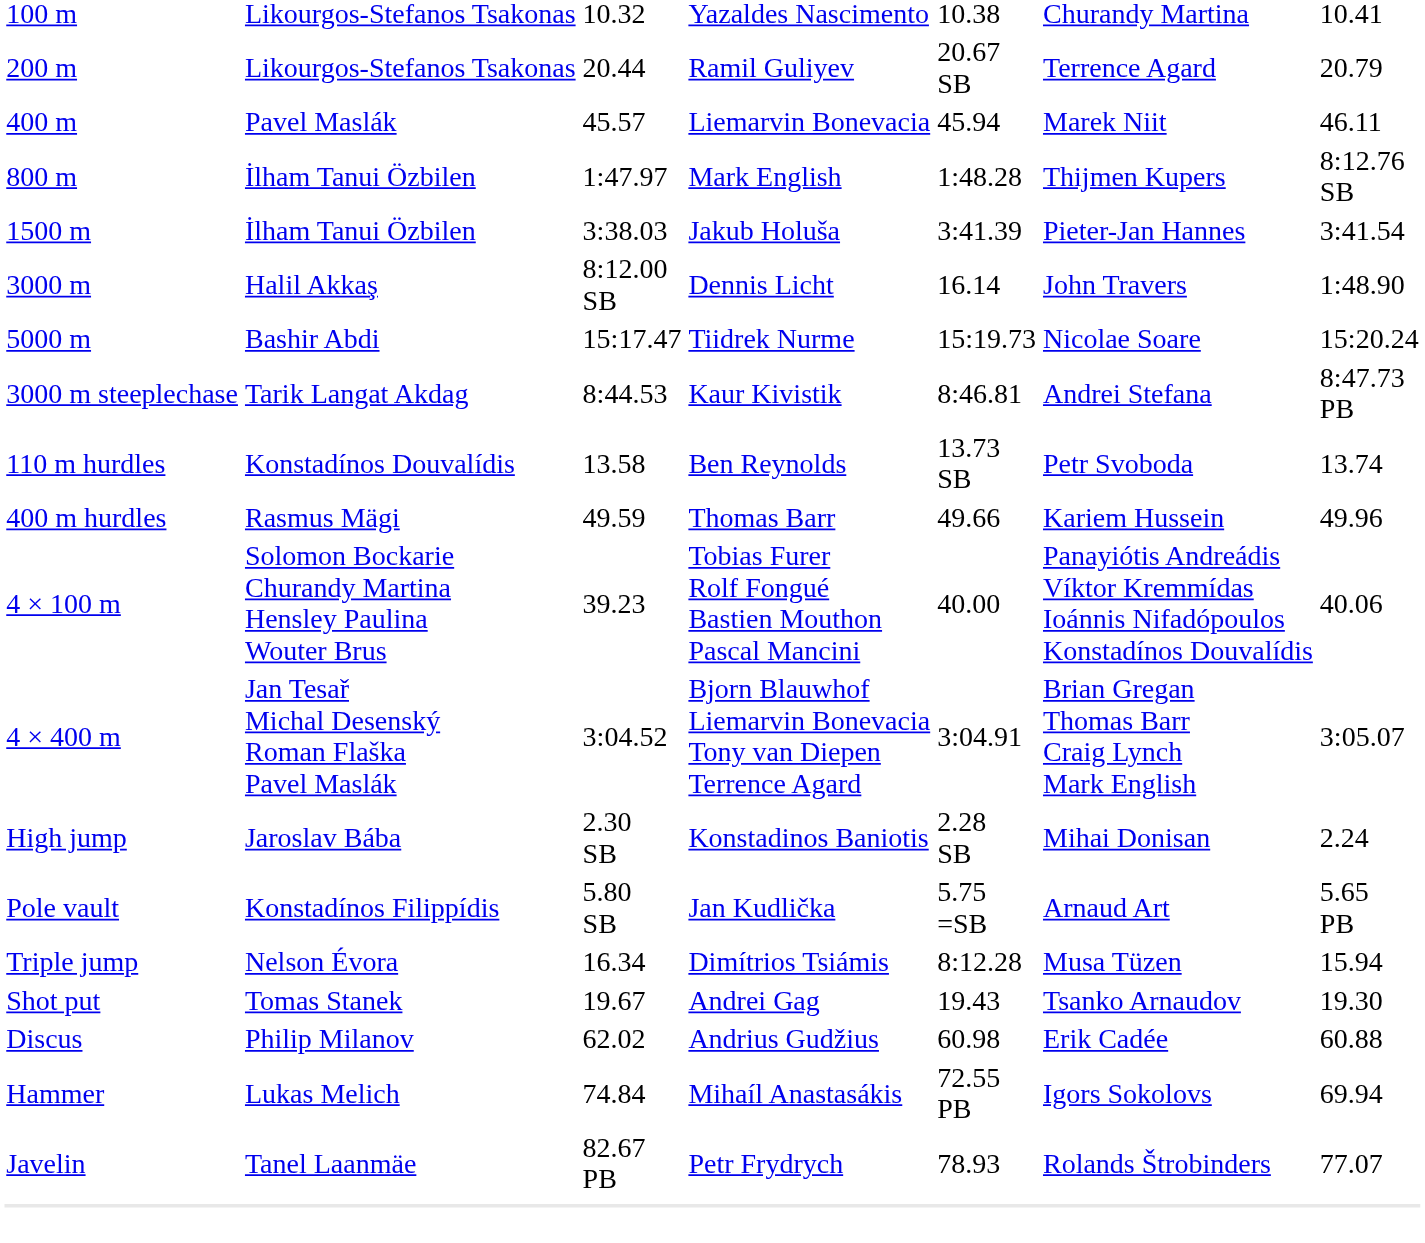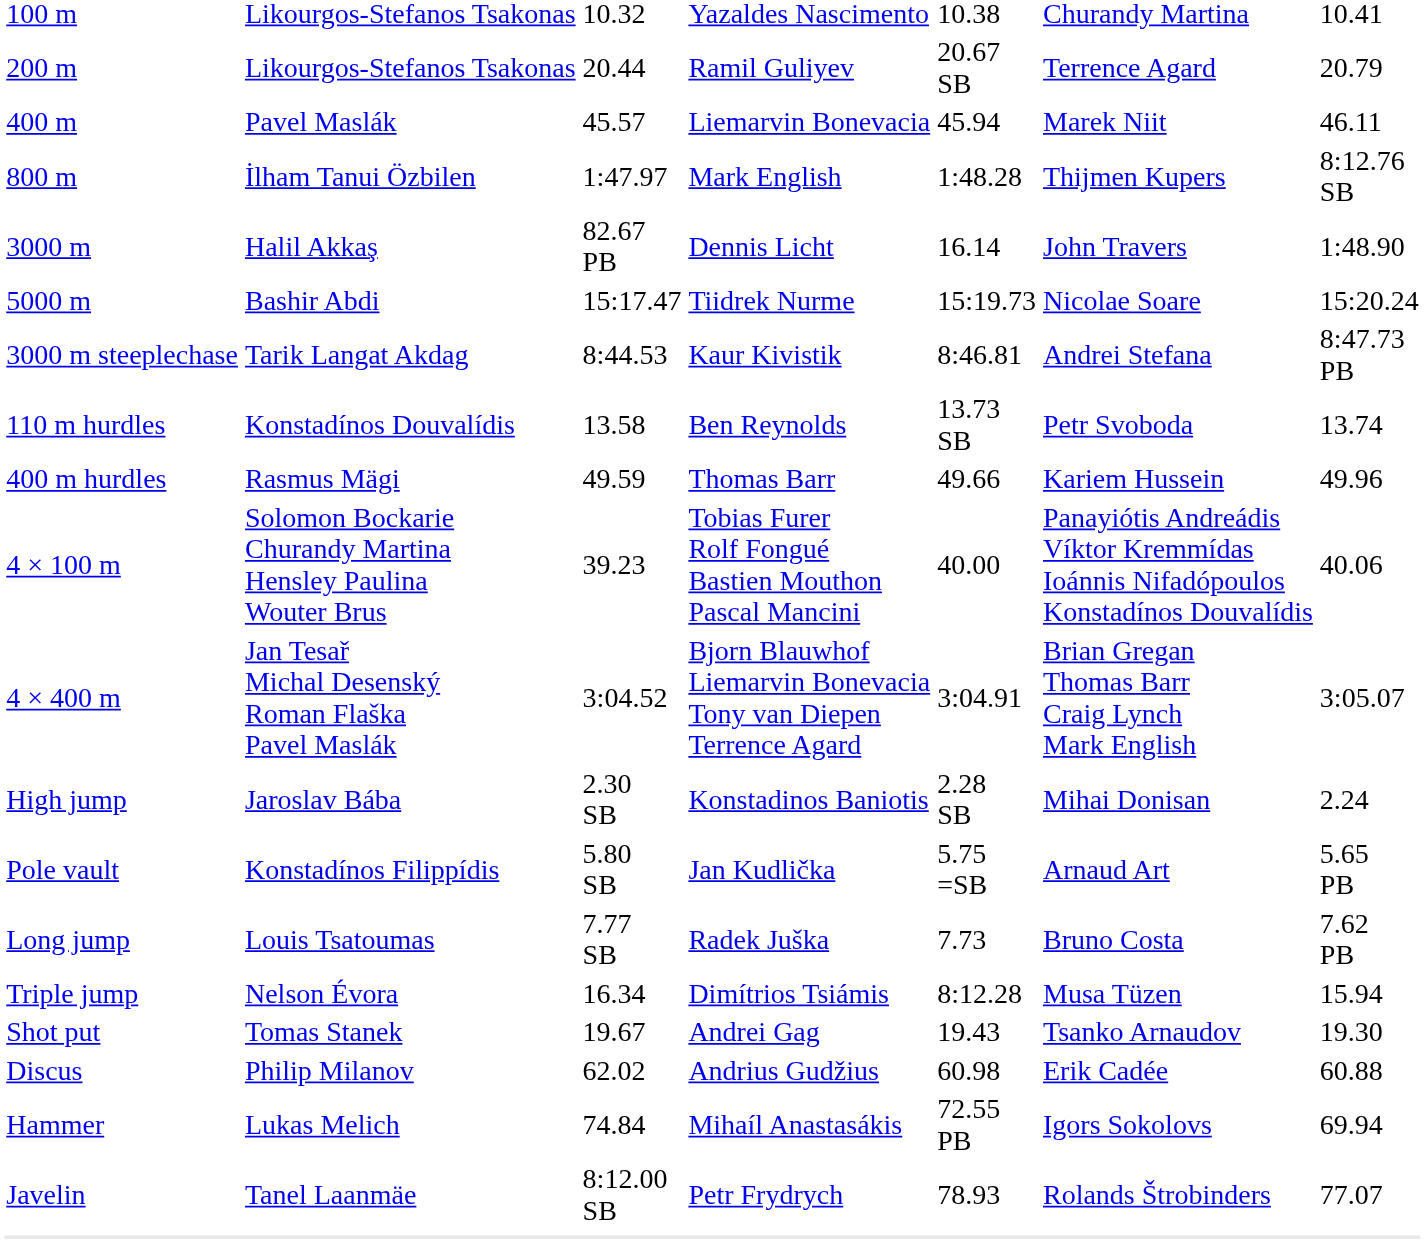- row: (49, 230)
(625, 284) 8:12.00 SB -> (614, 246) 82.67 PB
+ row: (68, 939)
(614, 1163) 82.67 PB -> (625, 1194) 8:12.00 SB
